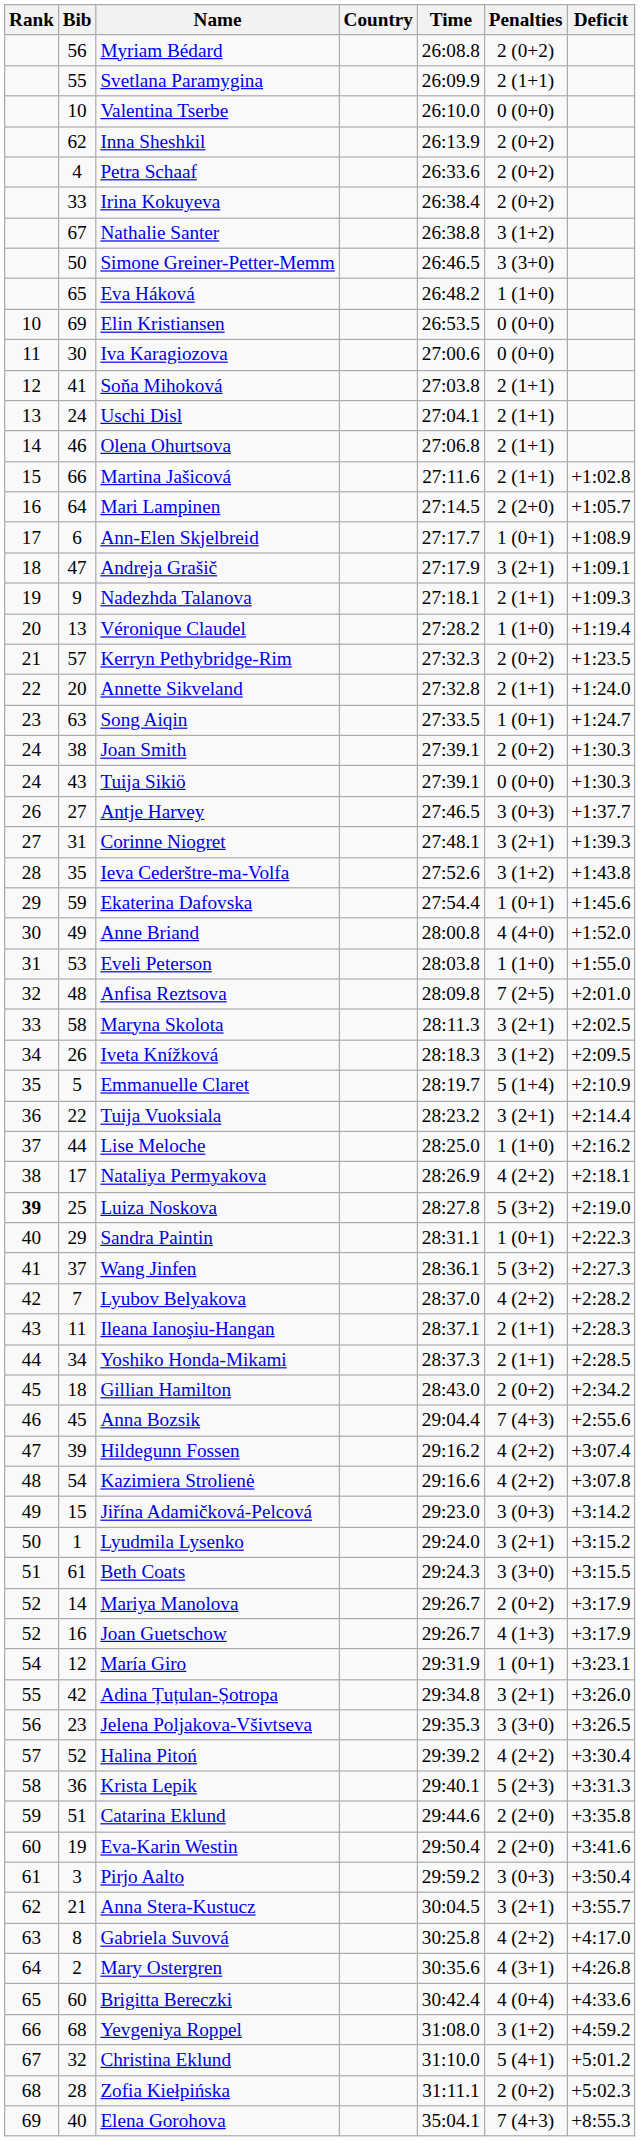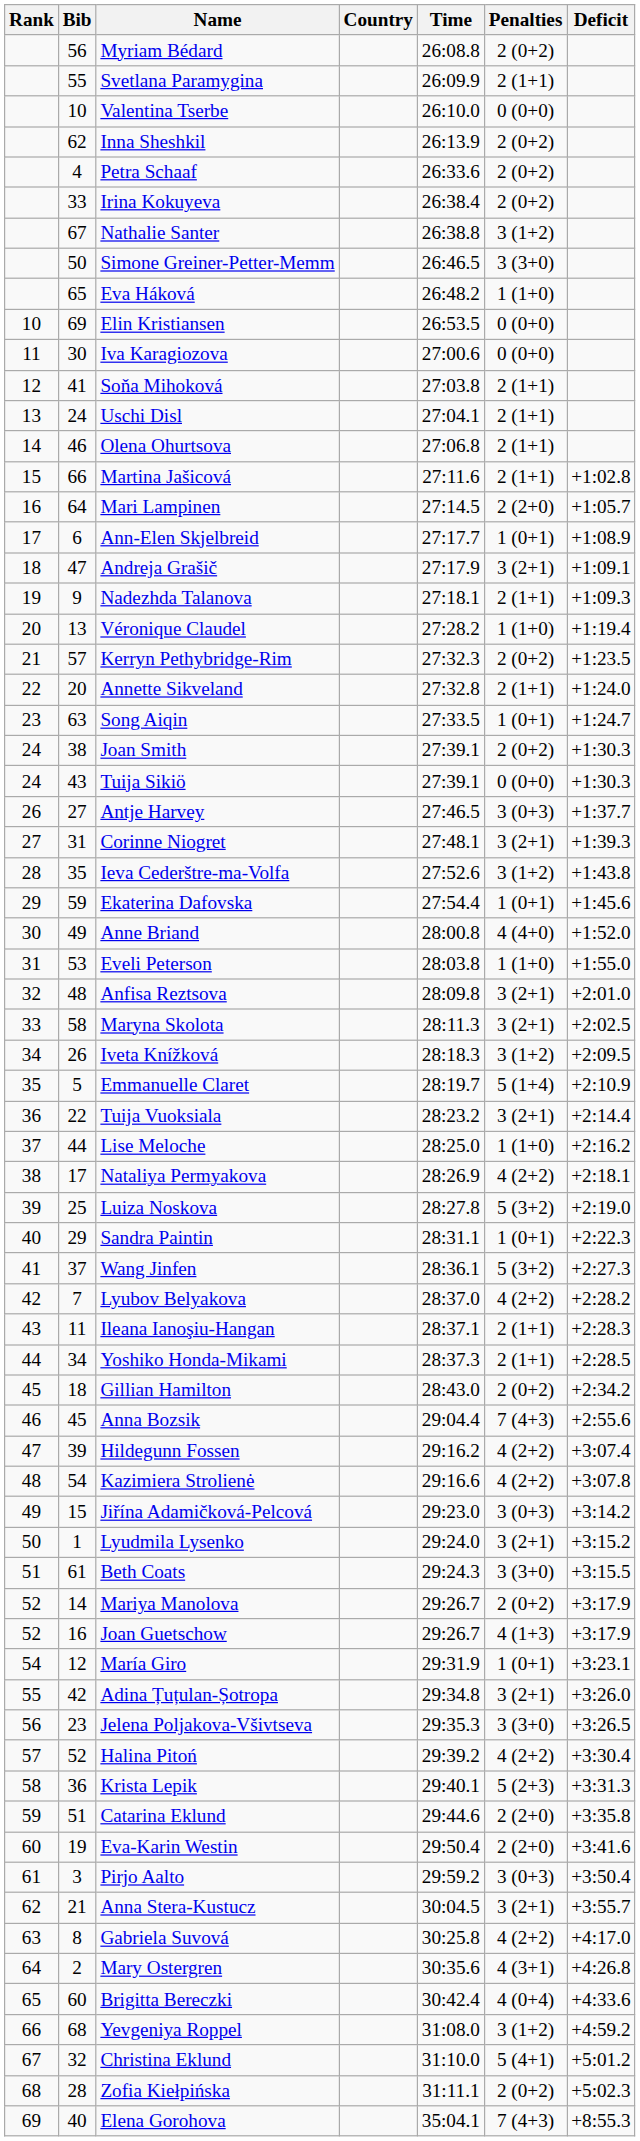(526, 994) 7 (2+5) -> (526, 994) 3 (2+1)
(31, 1207) bold -> (31, 1207) normal
